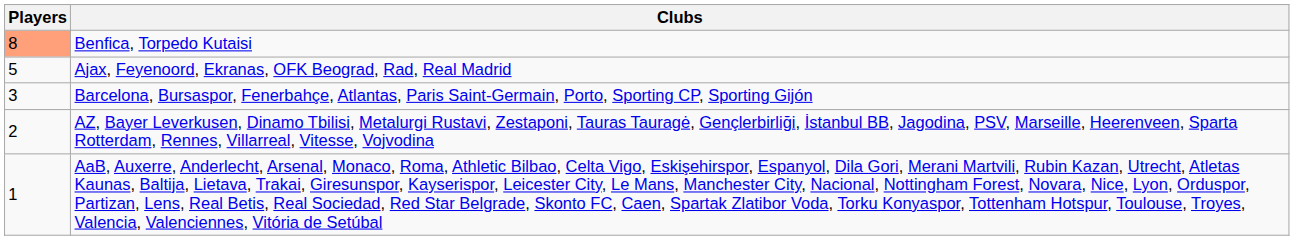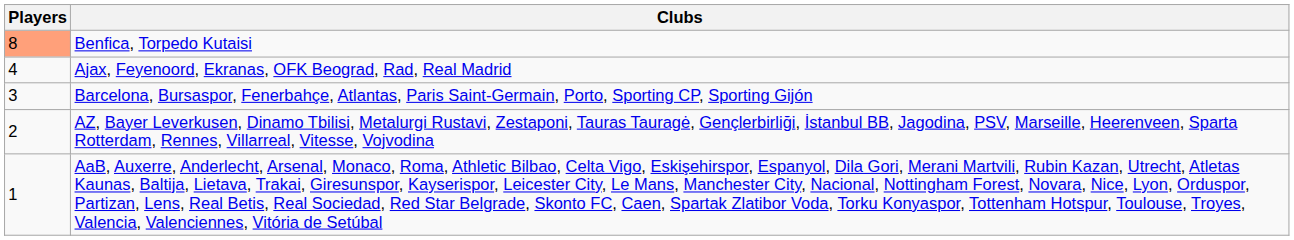(13, 69) 5 -> (13, 69) 4
